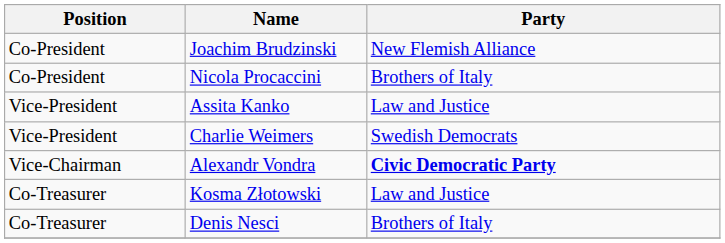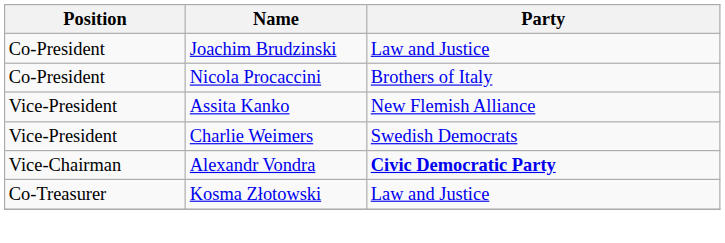(453, 48) New Flemish Alliance -> (430, 48) Law and Justice
(430, 106) Law and Justice -> (453, 106) New Flemish Alliance
- row: (235, 223)
